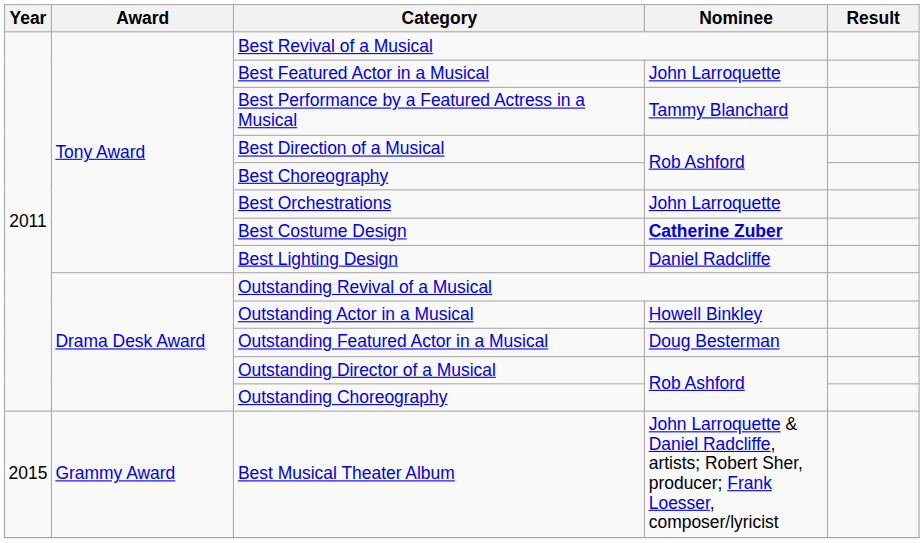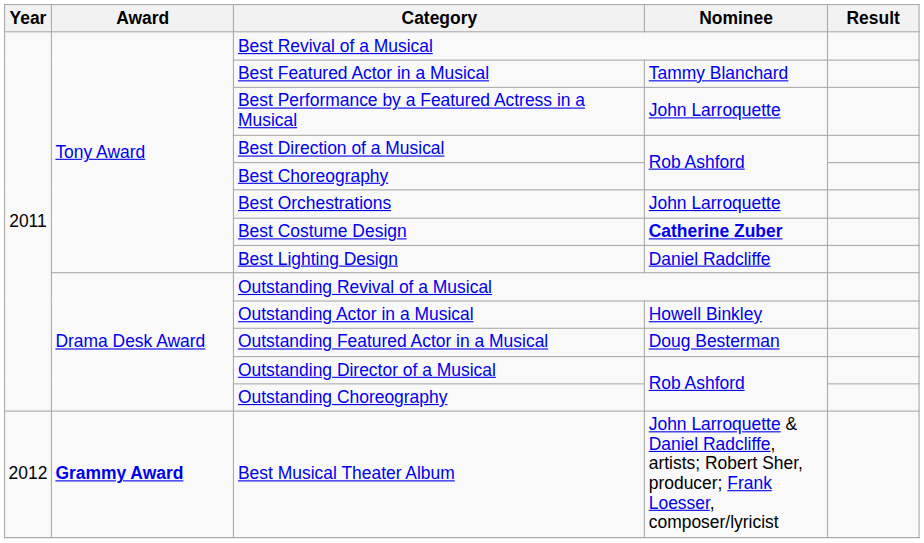(715, 73) John Larroquette -> (719, 73) Tammy Blanchard
(719, 111) Tammy Blanchard -> (715, 111) John Larroquette
(28, 474) 2015 -> (28, 474) 2012
(115, 474) normal -> (119, 474) bold
